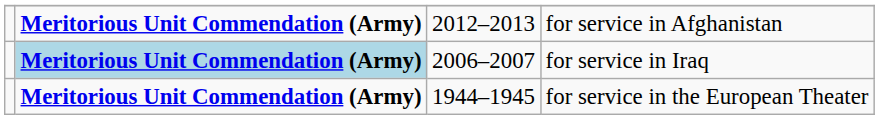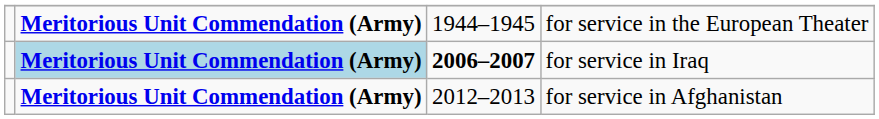rows swapped: (664, 23) <-> (707, 96)
(484, 59) normal -> (484, 59) bold
